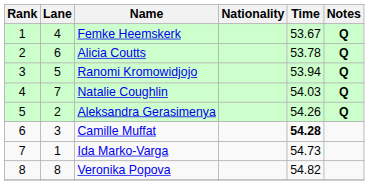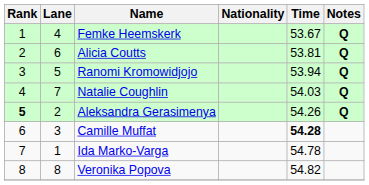(306, 53) 53.78 -> (306, 53) 53.81
(22, 111) normal -> (22, 111) bold
(306, 151) 54.73 -> (306, 151) 54.78
